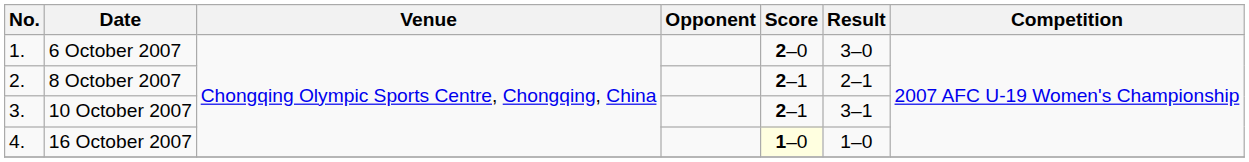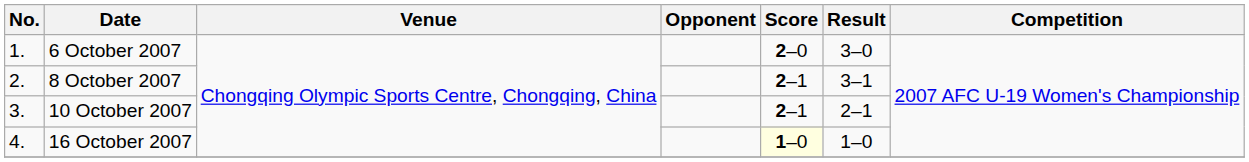(856, 80) 2–1 -> (856, 80) 3–1
(856, 111) 3–1 -> (856, 111) 2–1
